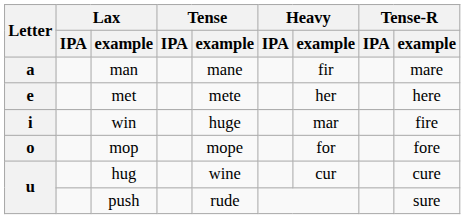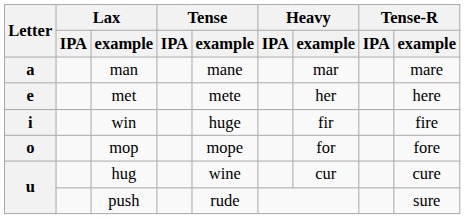(326, 69) fir -> (326, 69) mar
(326, 122) mar -> (326, 122) fir
